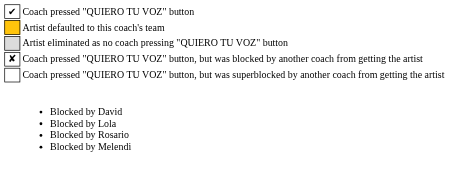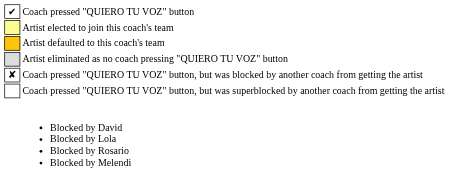+ row: (98, 27)
